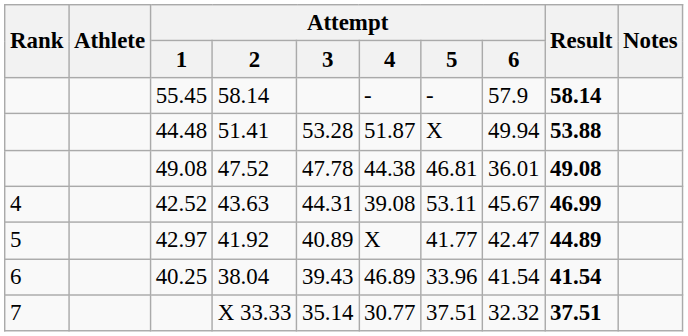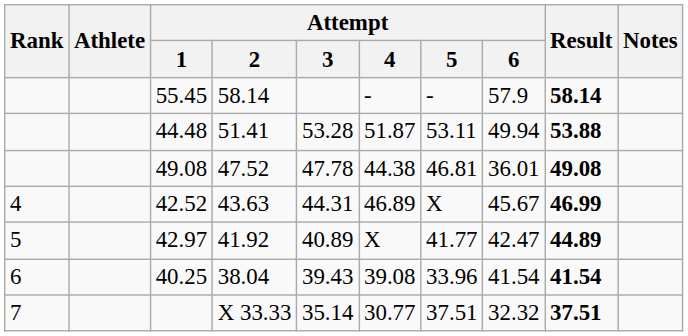(434, 131) X -> (451, 131) 53.11
(390, 204) 39.08 -> (390, 204) 46.89
(451, 204) 53.11 -> (434, 204) X
(390, 276) 46.89 -> (390, 276) 39.08
